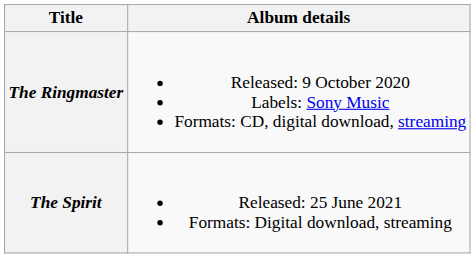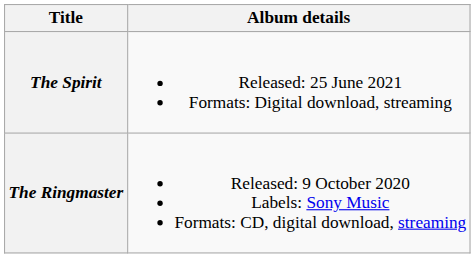rows swapped: (66, 92) <-> (66, 202)
